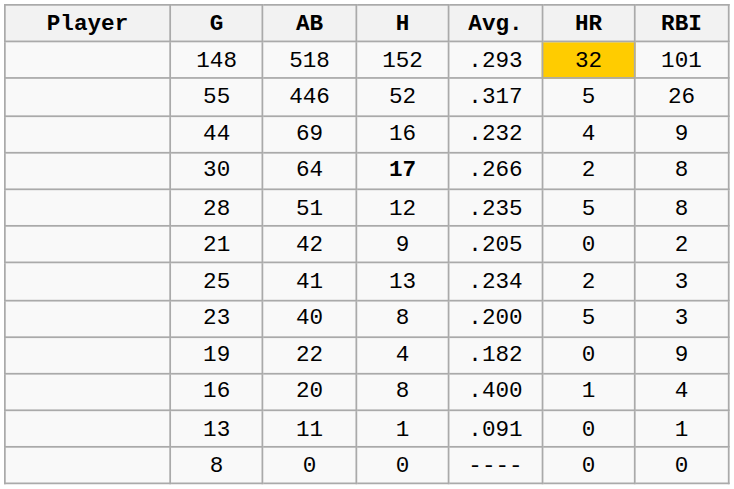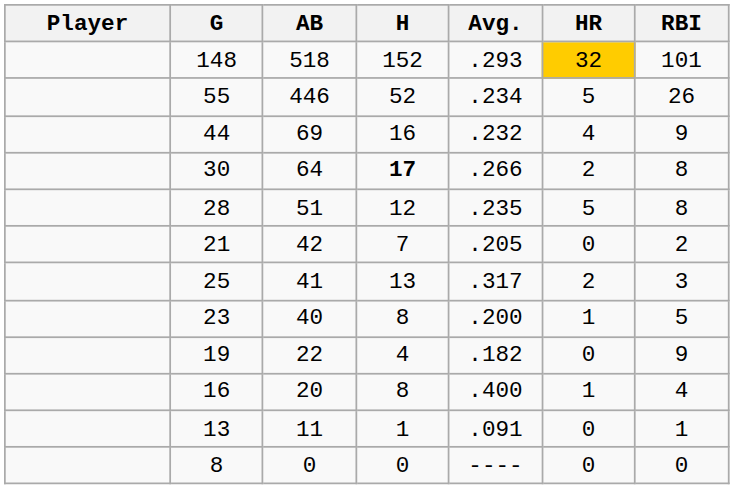(496, 97) .317 -> (496, 97) .234
(403, 245) 9 -> (403, 245) 7
(496, 281) .234 -> (496, 281) .317
(588, 318) 5 -> (588, 318) 1
(681, 318) 3 -> (681, 318) 5
